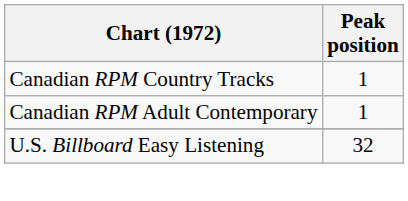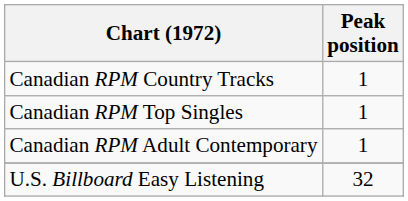+ row: (126, 111)
